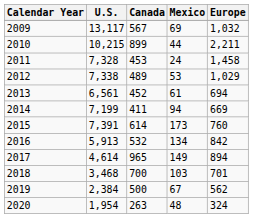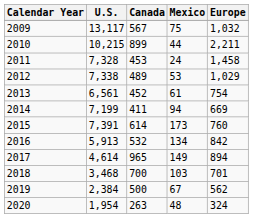(176, 29) 69 -> (176, 29) 75
(219, 93) 694 -> (219, 93) 754
